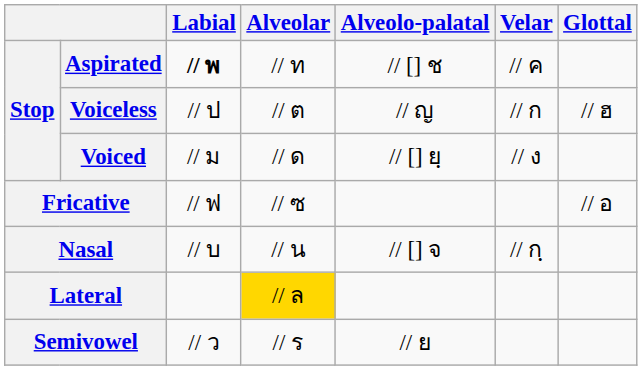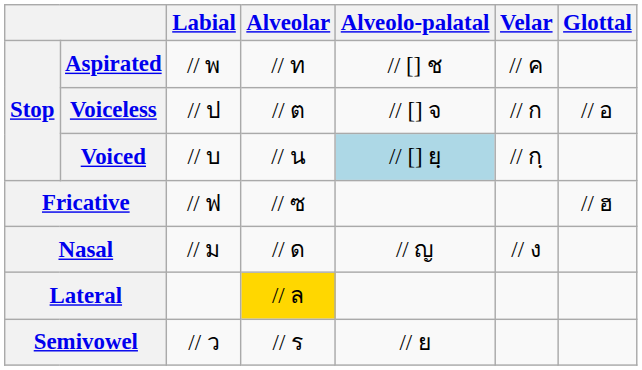(204, 64) bold -> (204, 64) normal
(415, 110) // ญ -> (415, 110) // [] จ
(597, 110) // ฮ -> (597, 110) // อ
(204, 157) // ม -> (204, 157) // บ
(288, 157) // ด -> (288, 157) // น
(415, 157) no background -> (415, 157) lightblue background
(526, 157) // ง -> (526, 157) // กฺ
(597, 203) // อ -> (597, 203) // ฮ
(204, 249) // บ -> (204, 249) // ม
(288, 249) // น -> (288, 249) // ด
(415, 249) // [] จ -> (415, 249) // ญ
(526, 249) // กฺ -> (526, 249) // ง
